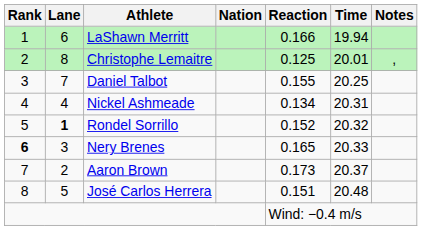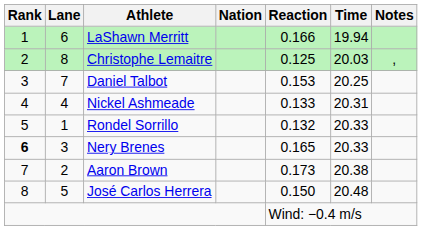(351, 59) 20.01 -> (351, 59) 20.03
(298, 81) 0.155 -> (298, 81) 0.153
(298, 103) 0.134 -> (298, 103) 0.133
(64, 125) bold -> (64, 125) normal
(298, 125) 0.152 -> (298, 125) 0.132
(351, 125) 20.32 -> (351, 125) 20.33
(351, 170) 20.37 -> (351, 170) 20.38
(298, 192) 0.151 -> (298, 192) 0.150
